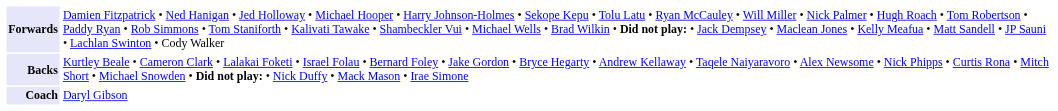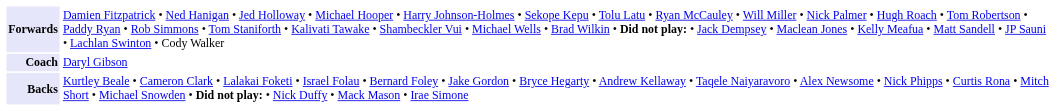rows swapped: (43, 69) <-> (42, 95)
